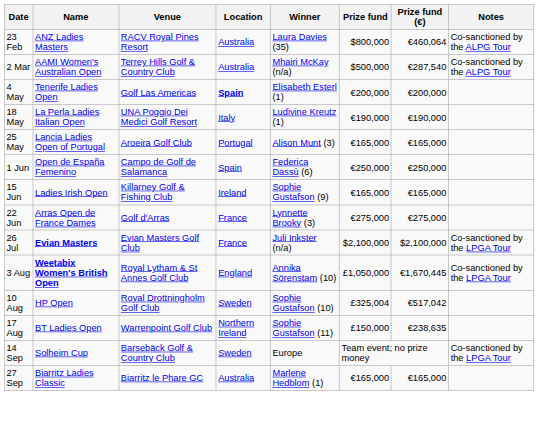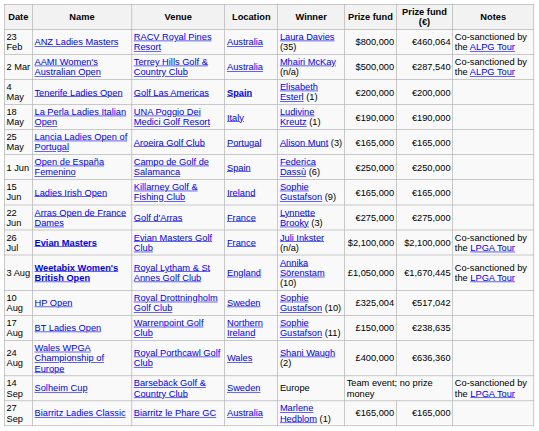+ row: (15, 358)
